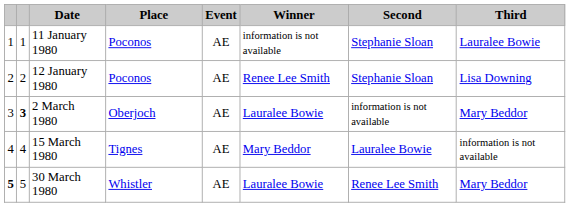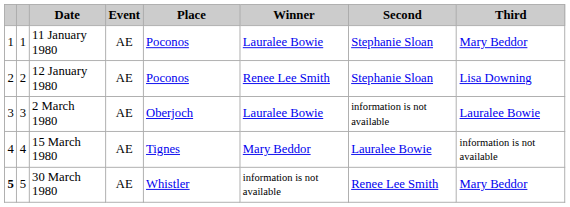columns swapped: (154, 14) <-> (221, 14)
(281, 43) information is not available -> (283, 42) Lauralee Bowie
(500, 42) Lauralee Bowie -> (493, 42) Mary Beddor
(23, 113) bold -> (23, 113) normal
(493, 113) Mary Beddor -> (500, 113) Lauralee Bowie
(283, 184) Lauralee Bowie -> (281, 184) information is not available
